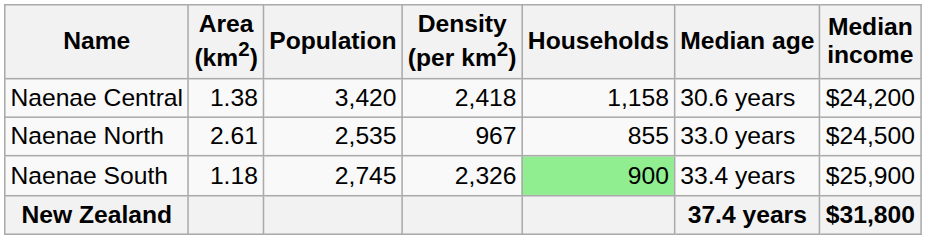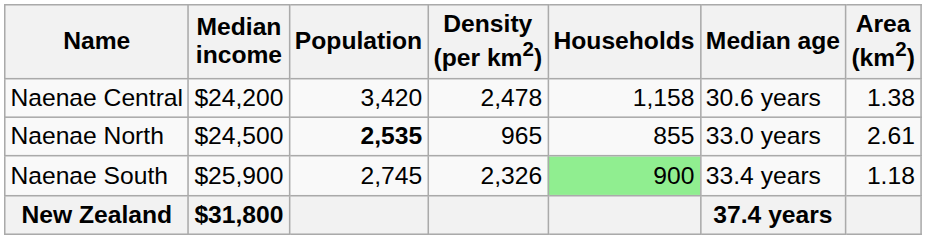columns swapped: (226, 41) <-> (870, 41)
(486, 97) 2,418 -> (511, 97) 2,478
(366, 136) normal -> (391, 136) bold
(496, 136) 967 -> (522, 136) 965
